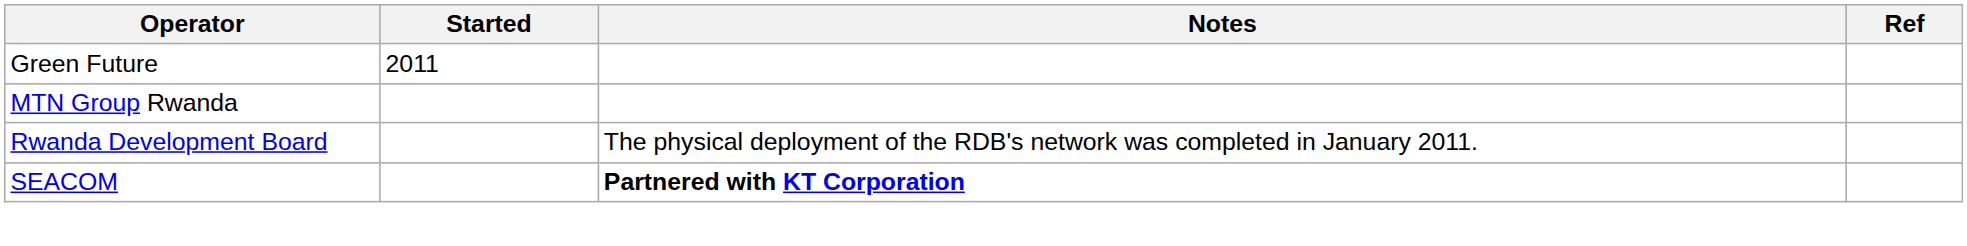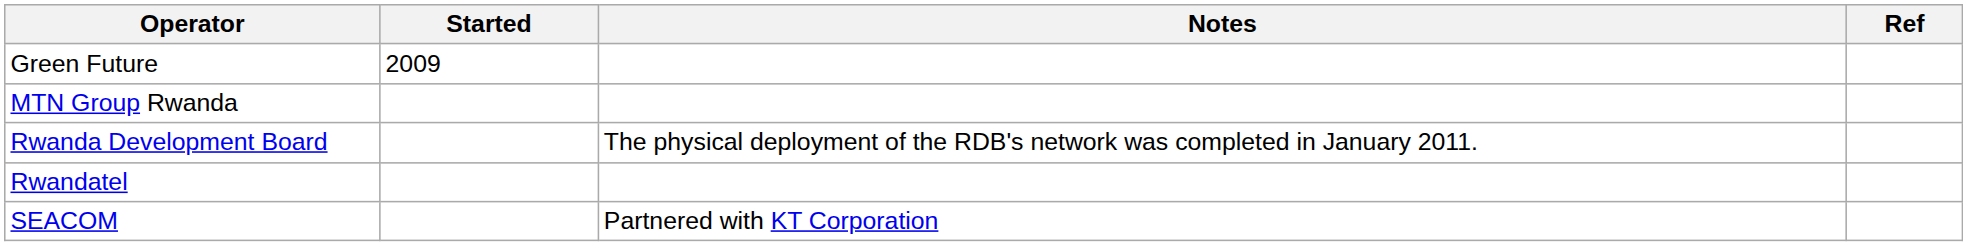(412, 63) 2011 -> (413, 63) 2009
+ row: (69, 181)
(784, 181) bold -> (771, 220) normal
